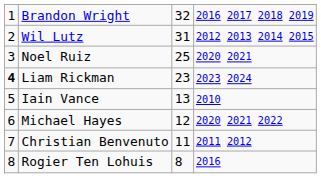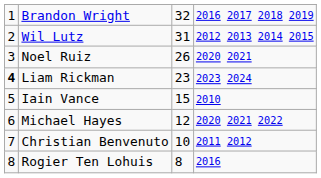(183, 57) 25 -> (183, 57) 26
(183, 99) 13 -> (183, 99) 15
(183, 141) 11 -> (183, 141) 10
